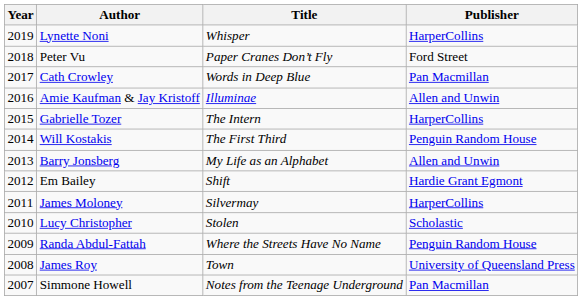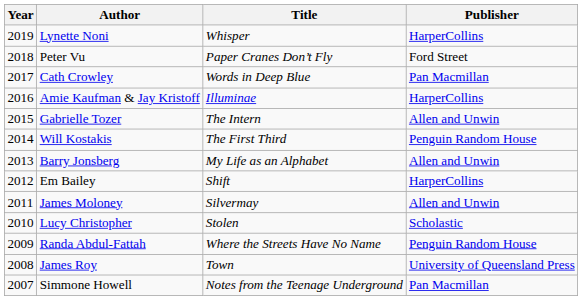(454, 98) Allen and Unwin -> (446, 98) HarperCollins
(446, 118) HarperCollins -> (454, 118) Allen and Unwin
(466, 181) Hardie Grant Egmont -> (446, 181) HarperCollins
(446, 202) HarperCollins -> (454, 202) Allen and Unwin
